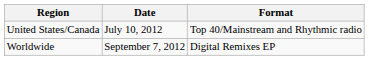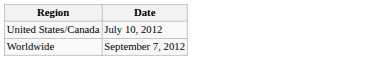- column: (276, 13)
